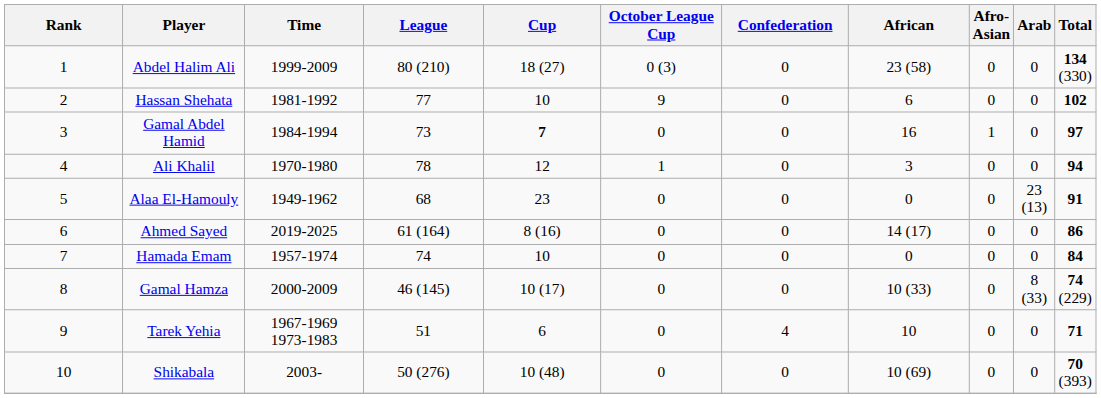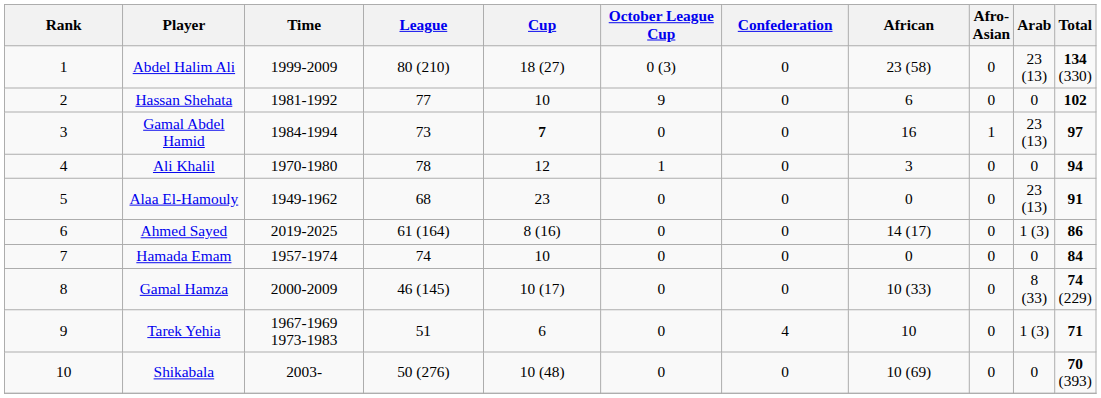(1034, 66) 0 -> (1034, 66) 23 (13)
(1034, 132) 0 -> (1034, 132) 23 (13)
(1034, 231) 0 -> (1034, 231) 1 (3)
(1034, 330) 0 -> (1034, 330) 1 (3)
